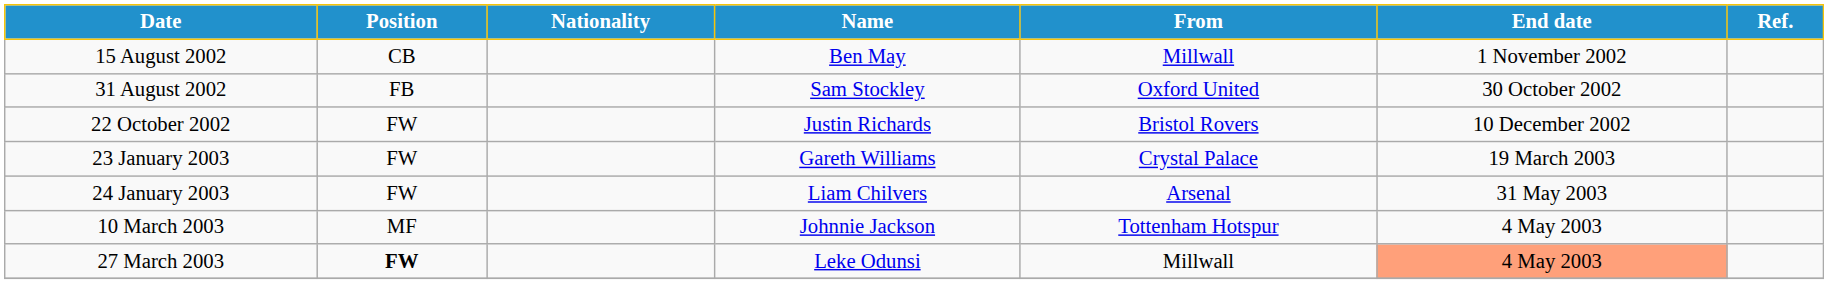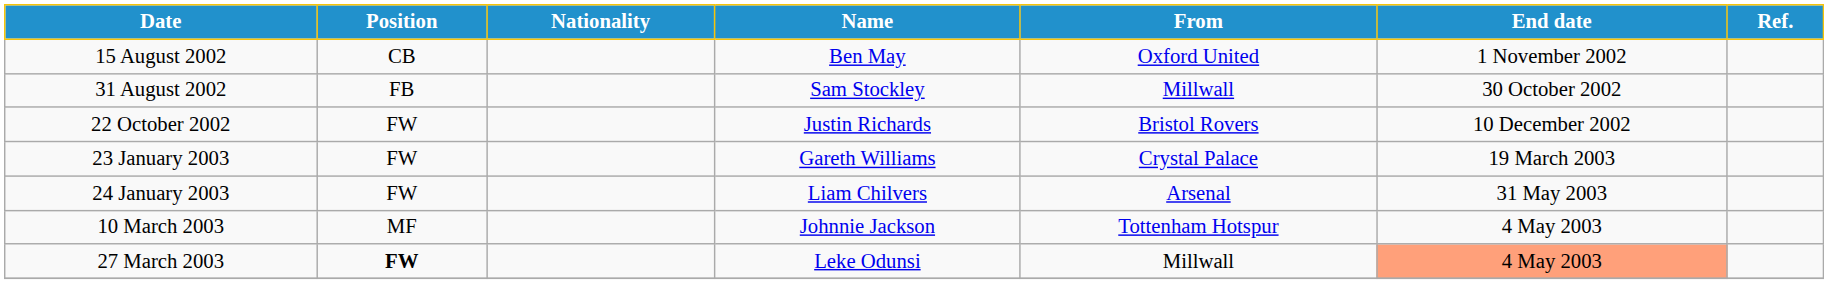(1198, 56) Millwall -> (1198, 56) Oxford United
(1198, 90) Oxford United -> (1198, 90) Millwall
